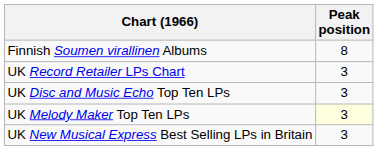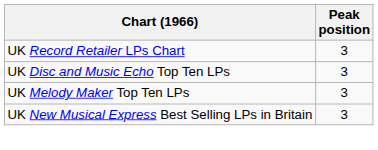- row: (107, 51)
(344, 114) lightyellow background -> (344, 93) no background
